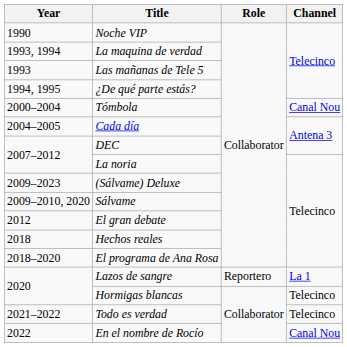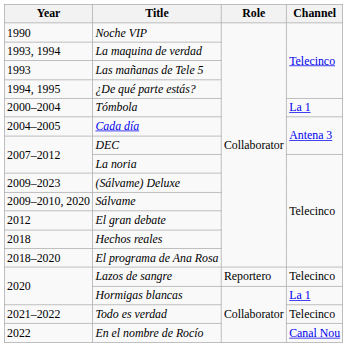(315, 107) Canal Nou -> (300, 107) La 1
(300, 276) La 1 -> (312, 276) Telecinco
(312, 295) Telecinco -> (300, 295) La 1
